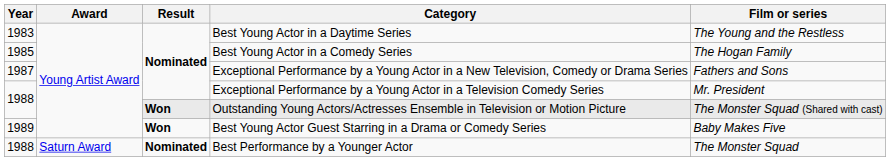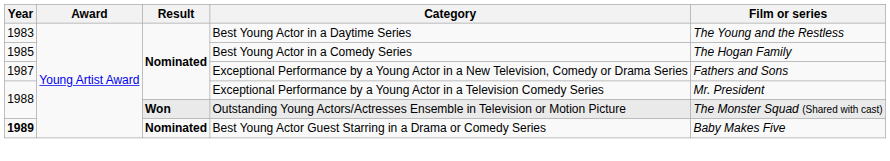(20, 128) normal -> (20, 128) bold
(158, 128) Won -> (176, 128) Nominated
- row: (313, 147)
